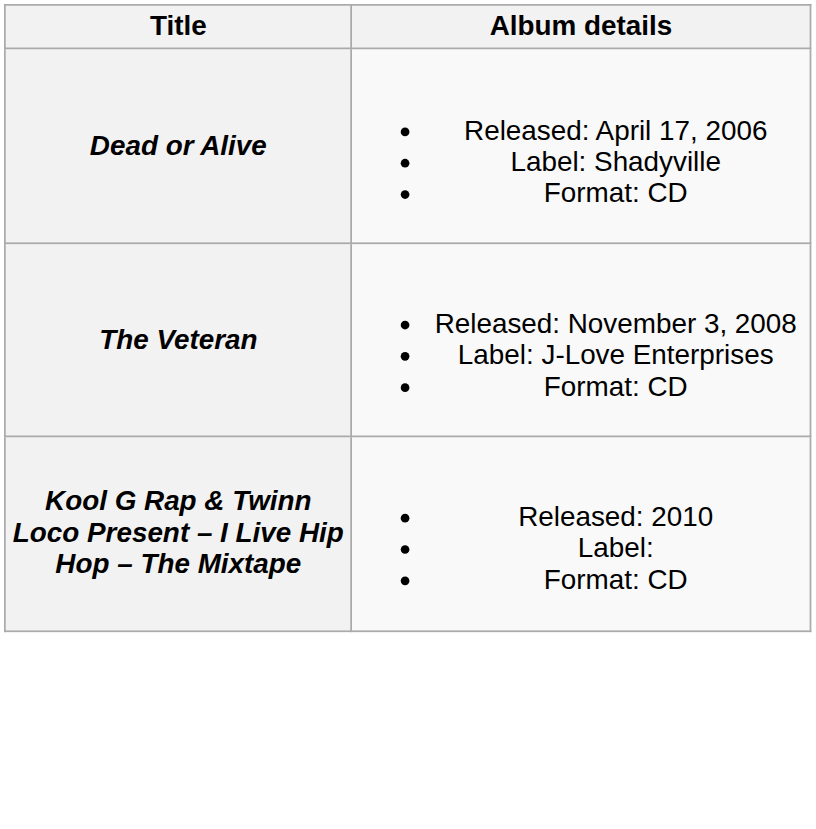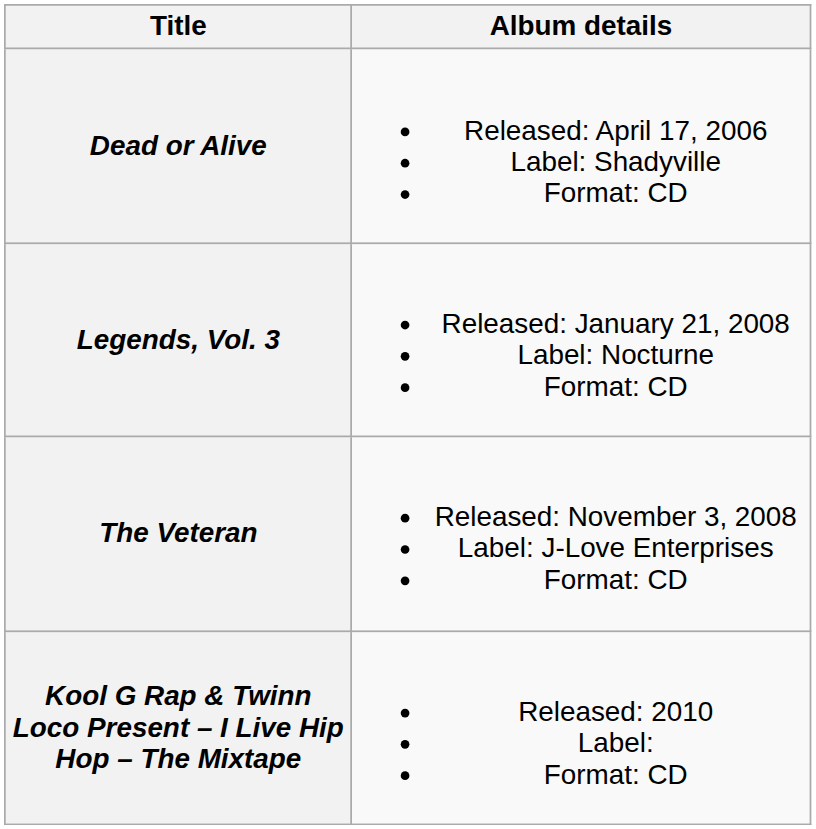+ row: (178, 339)
